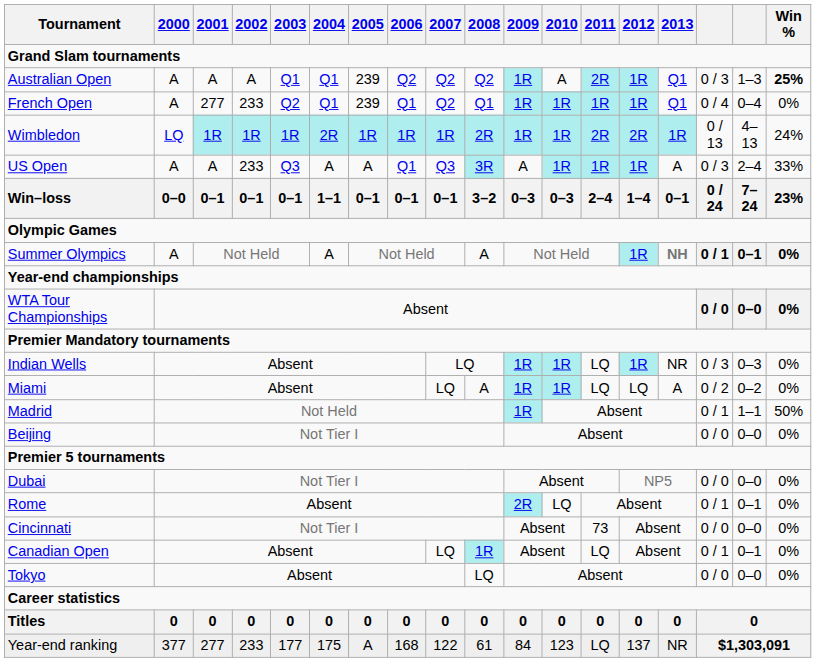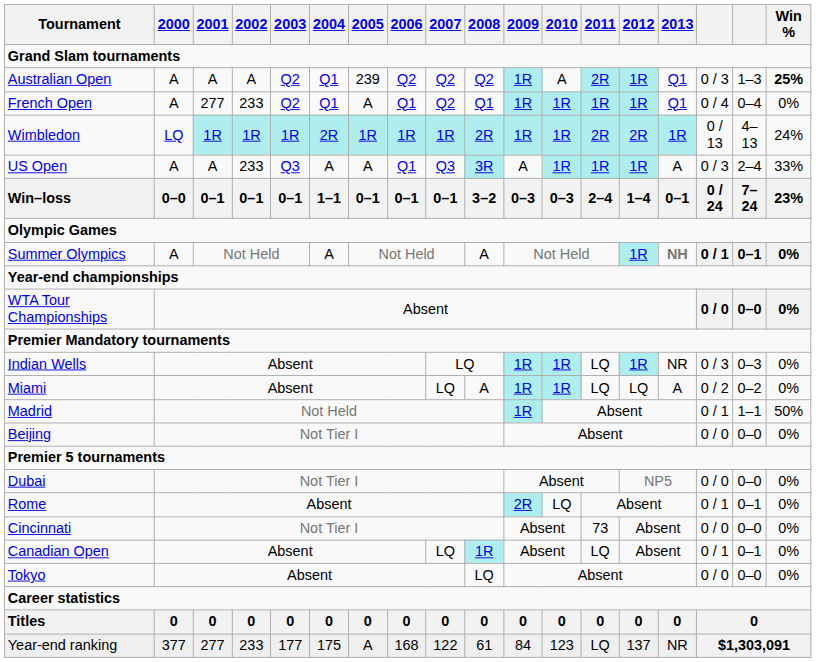(290, 79) Q1 -> (290, 79) Q2
(368, 102) 239 -> (368, 102) A
